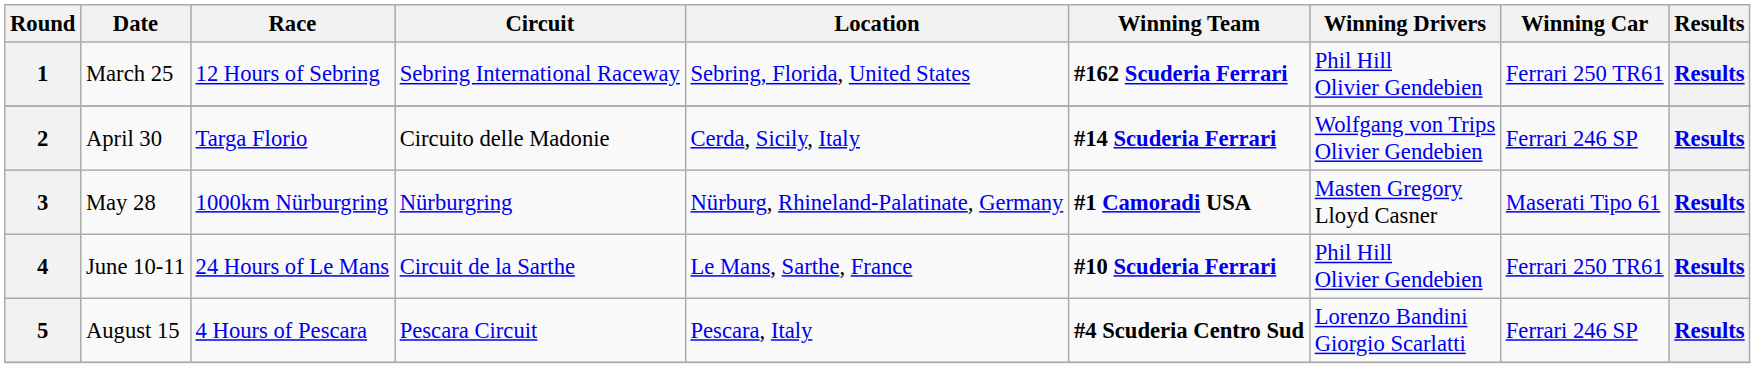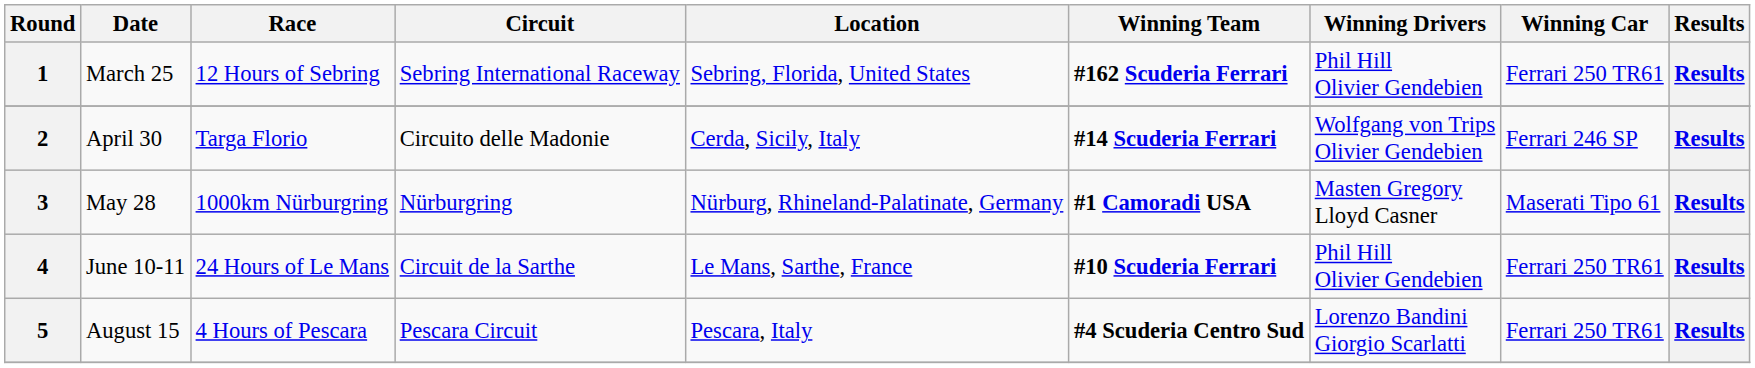(1572, 330) Ferrari 246 SP -> (1585, 330) Ferrari 250 TR61
